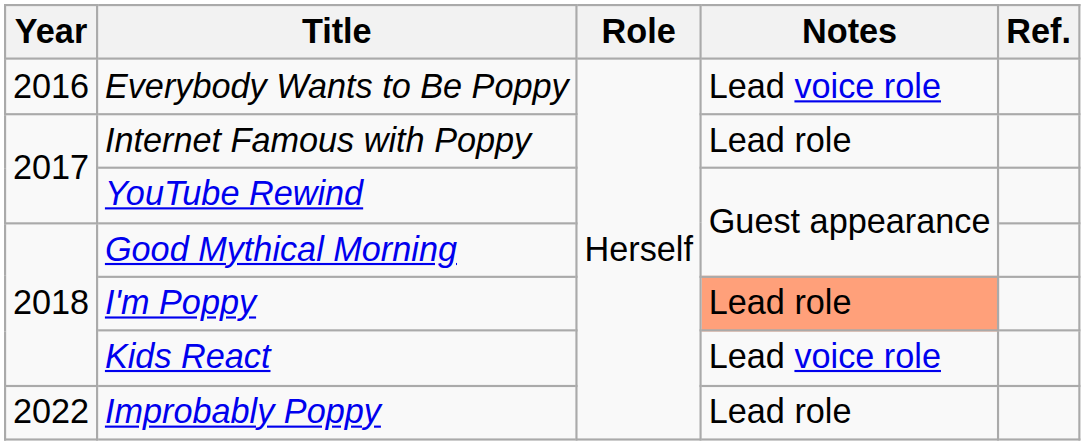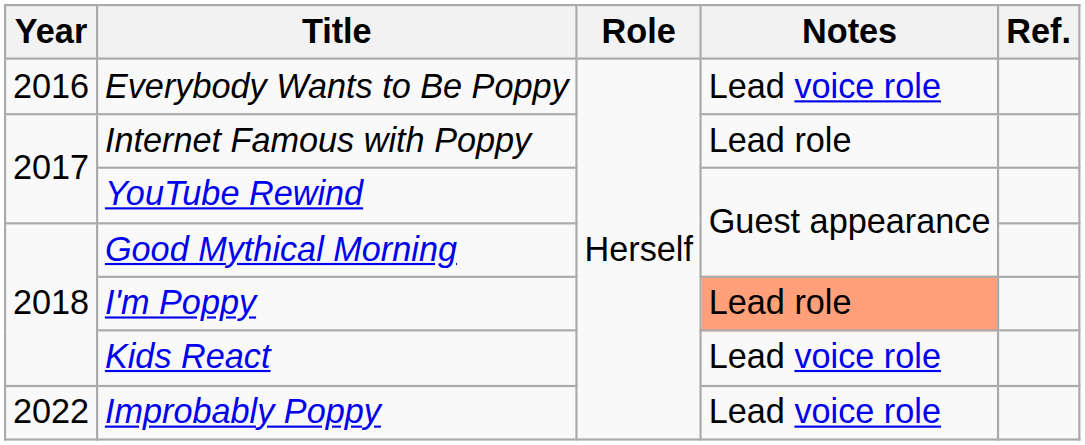(780, 411) Lead role -> (825, 411) Lead voice role
